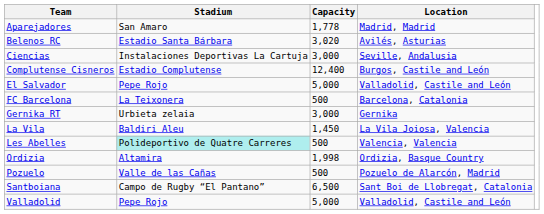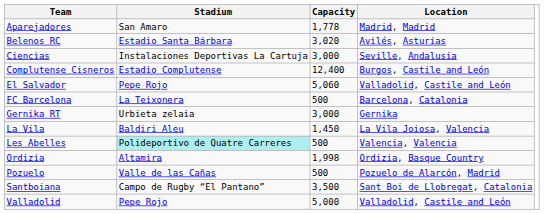(326, 85) 5,000 -> (326, 85) 5,060
(326, 187) 6,500 -> (326, 187) 3,500
